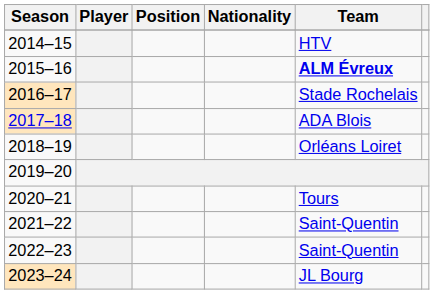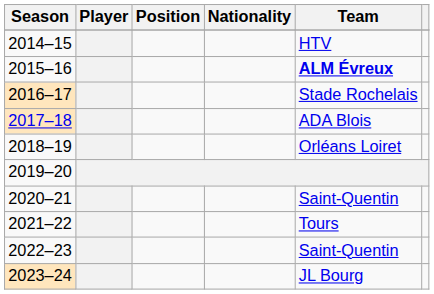(319, 198) Tours -> (349, 198) Saint-Quentin
(349, 224) Saint-Quentin -> (319, 224) Tours
